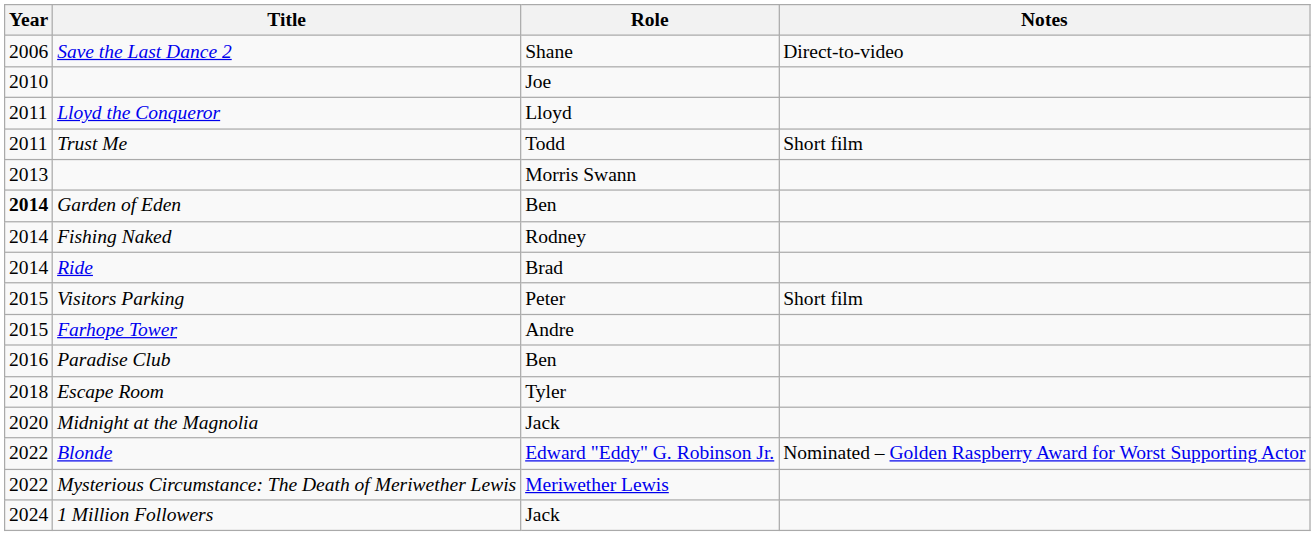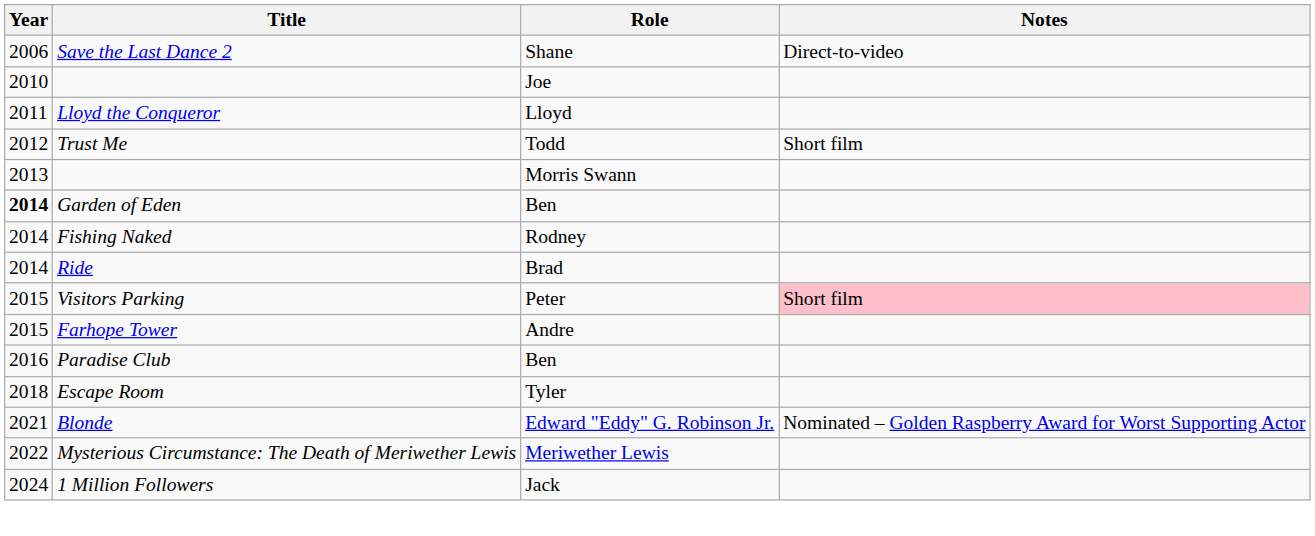(28, 143) 2011 -> (29, 143) 2012
(823, 298) no background -> (823, 298) pink background
- row: (158, 422)
(29, 453) 2022 -> (29, 422) 2021
